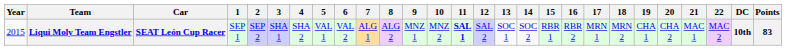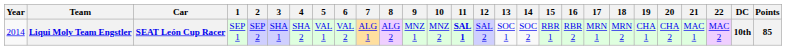(16, 32) 2015 -> (16, 32) 2014
(767, 32) 83 -> (767, 32) 85
